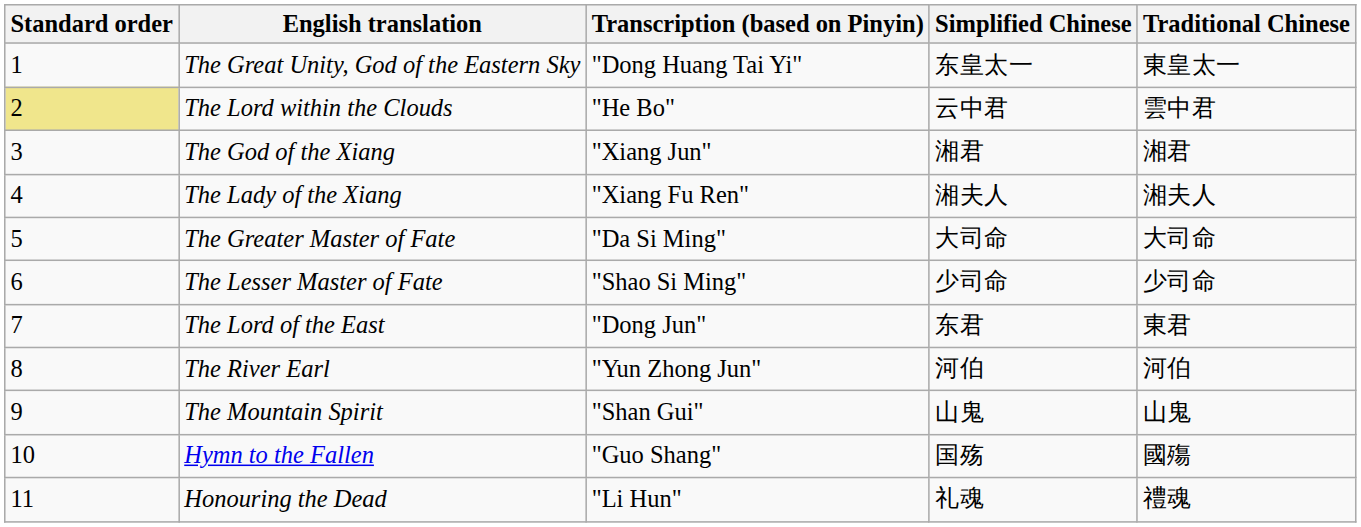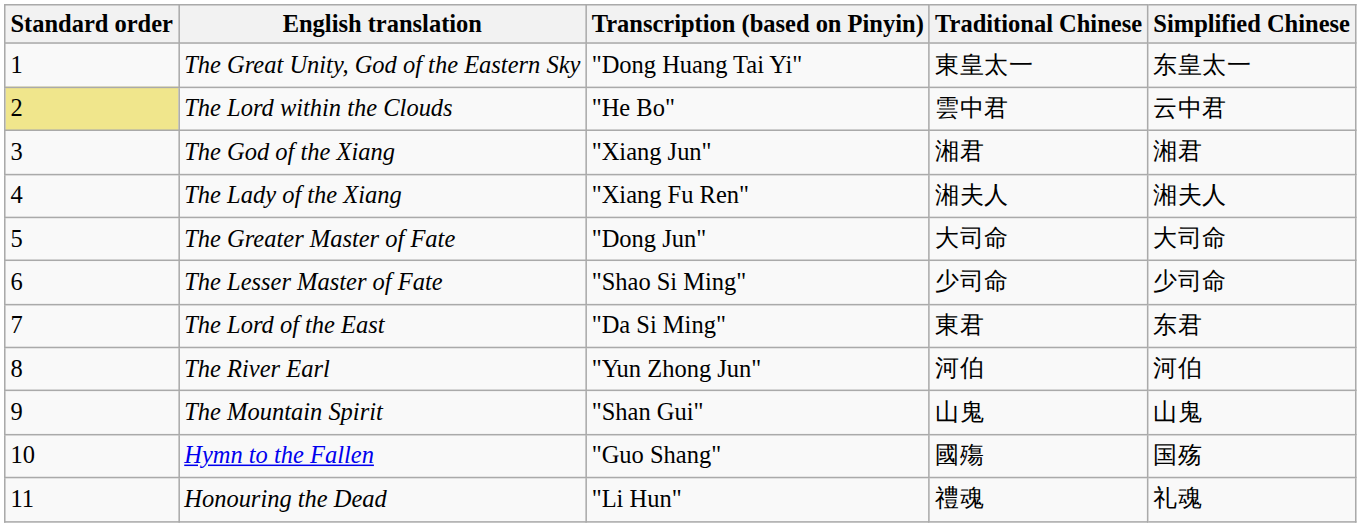columns swapped: (1246, 23) <-> (1033, 23)
(659, 238) "Da Si Ming" -> (649, 238) "Dong Jun"
(649, 325) "Dong Jun" -> (659, 325) "Da Si Ming"
